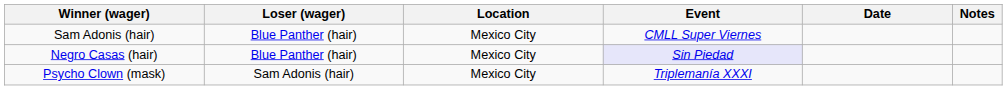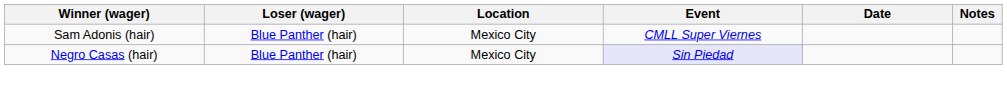- row: (104, 74)
